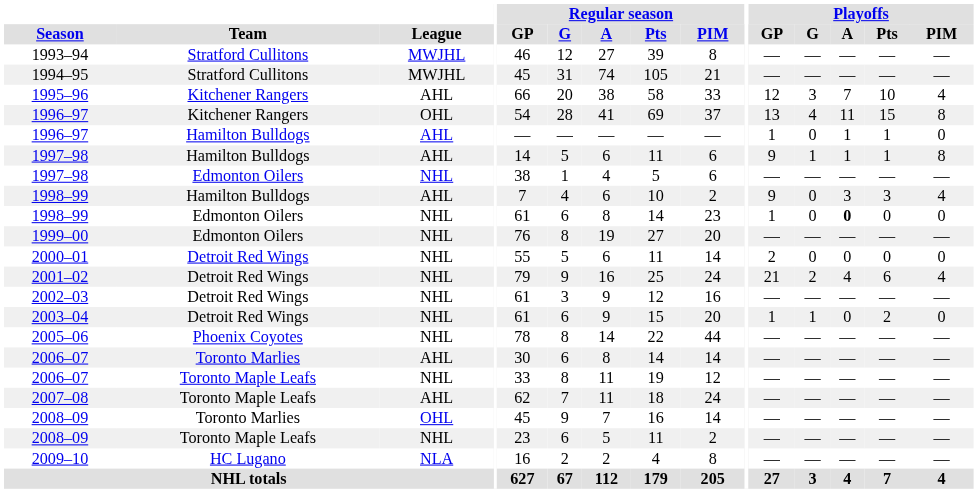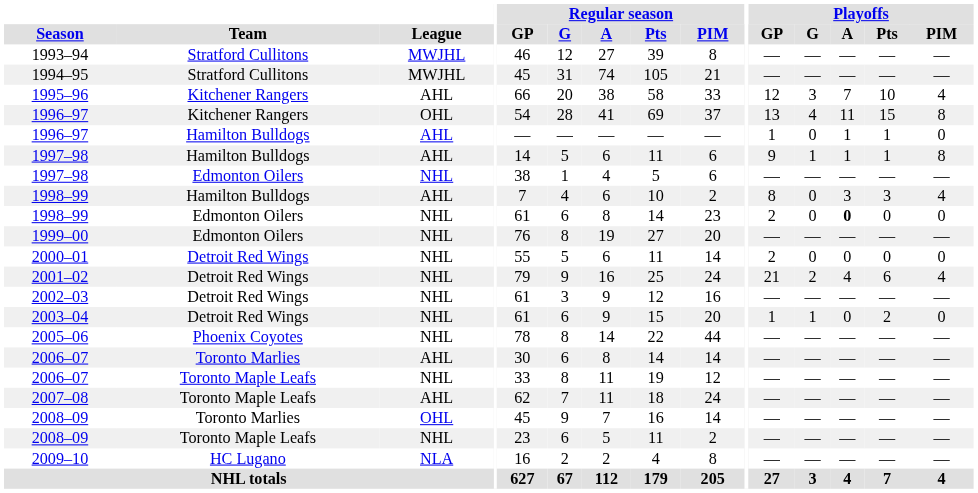(772, 195) 9 -> (772, 195) 8
(772, 216) 1 -> (772, 216) 2
